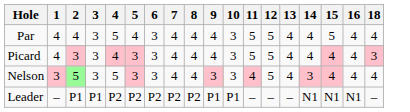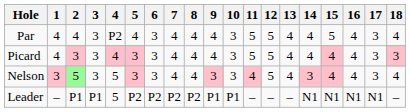+ column: (375, 14)
(115, 35) 5 -> (115, 35) P2
(115, 96) P2 -> (115, 96) 5
